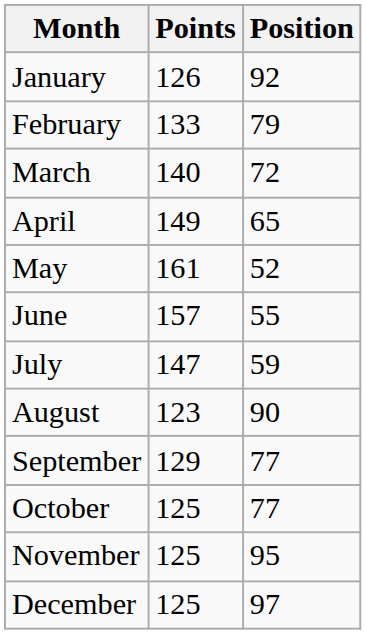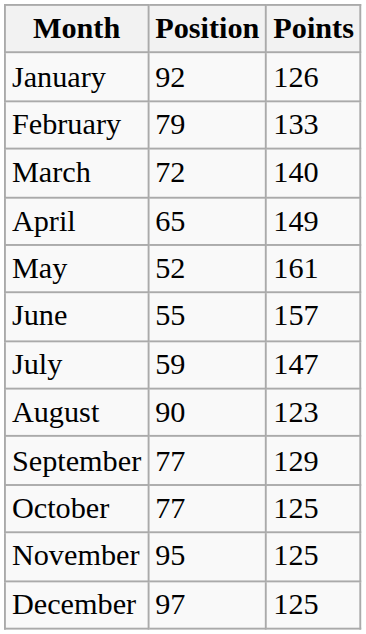columns swapped: (302, 28) <-> (195, 28)
